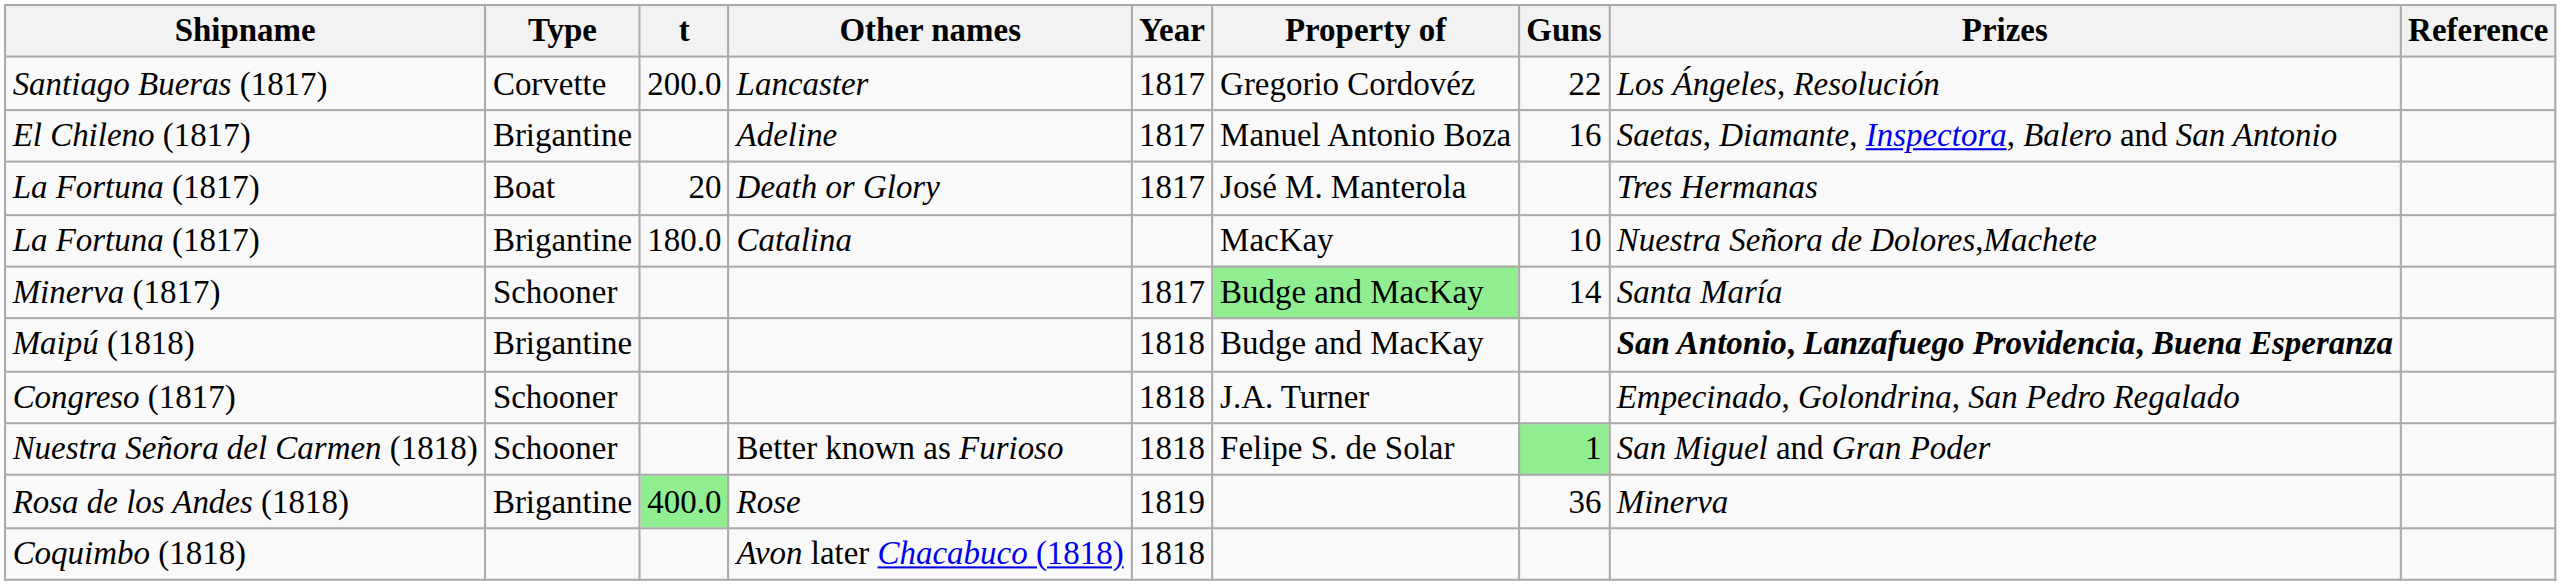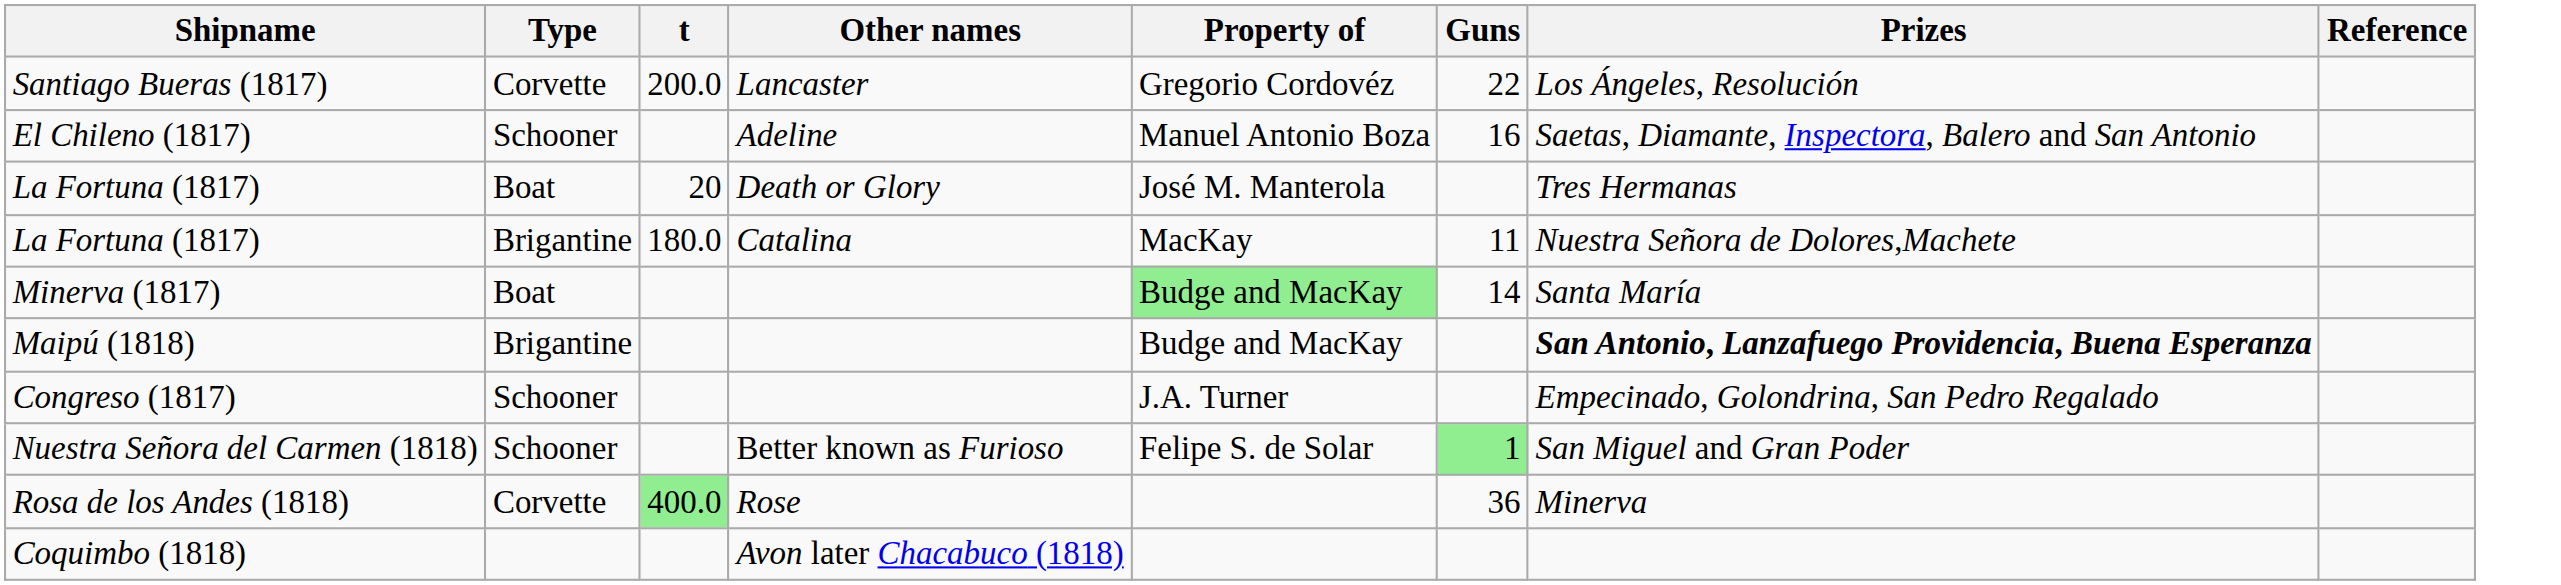- column: (1172, 30)
(562, 135) Brigantine -> (555, 135) Schooner
(1585, 239) 10 -> (1505, 239) 11
(555, 291) Schooner -> (524, 291) Boat
(562, 501) Brigantine -> (550, 501) Corvette
